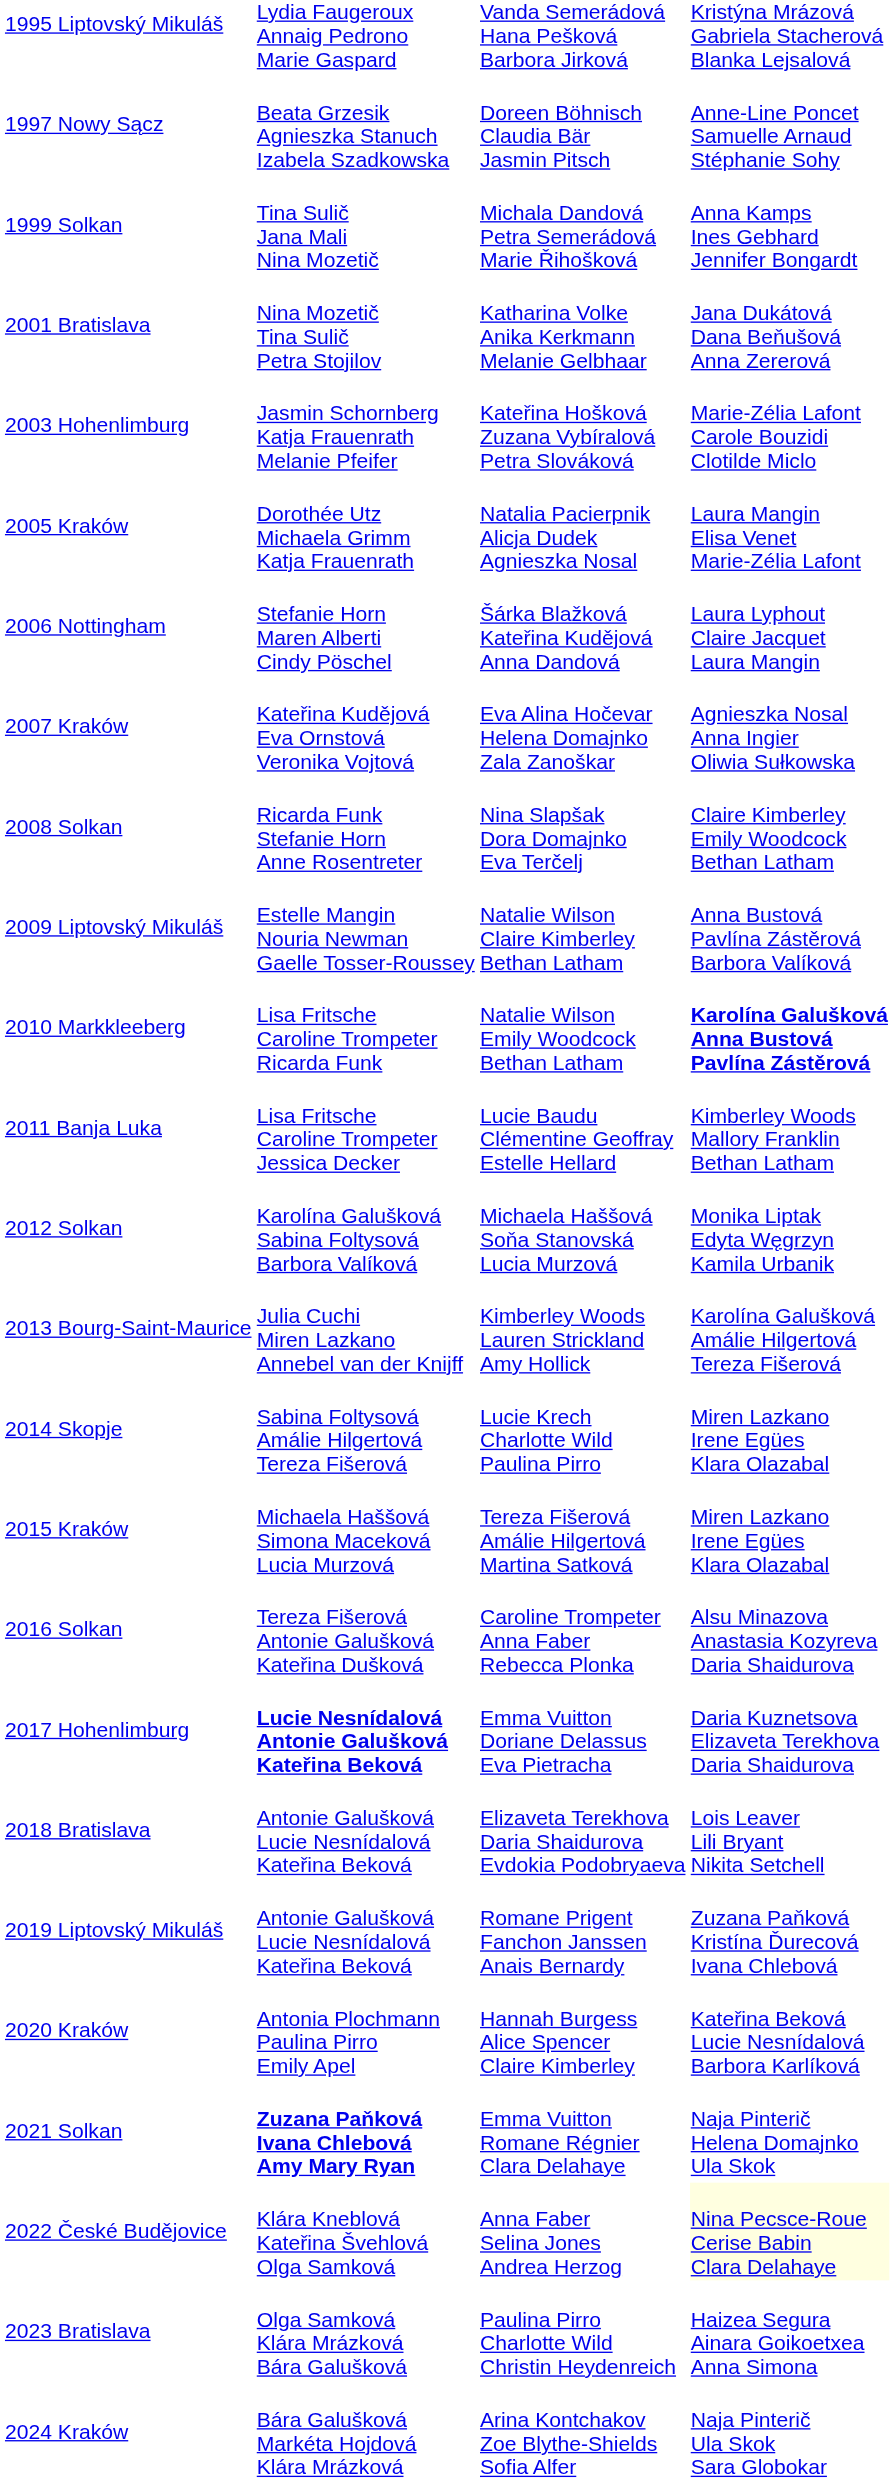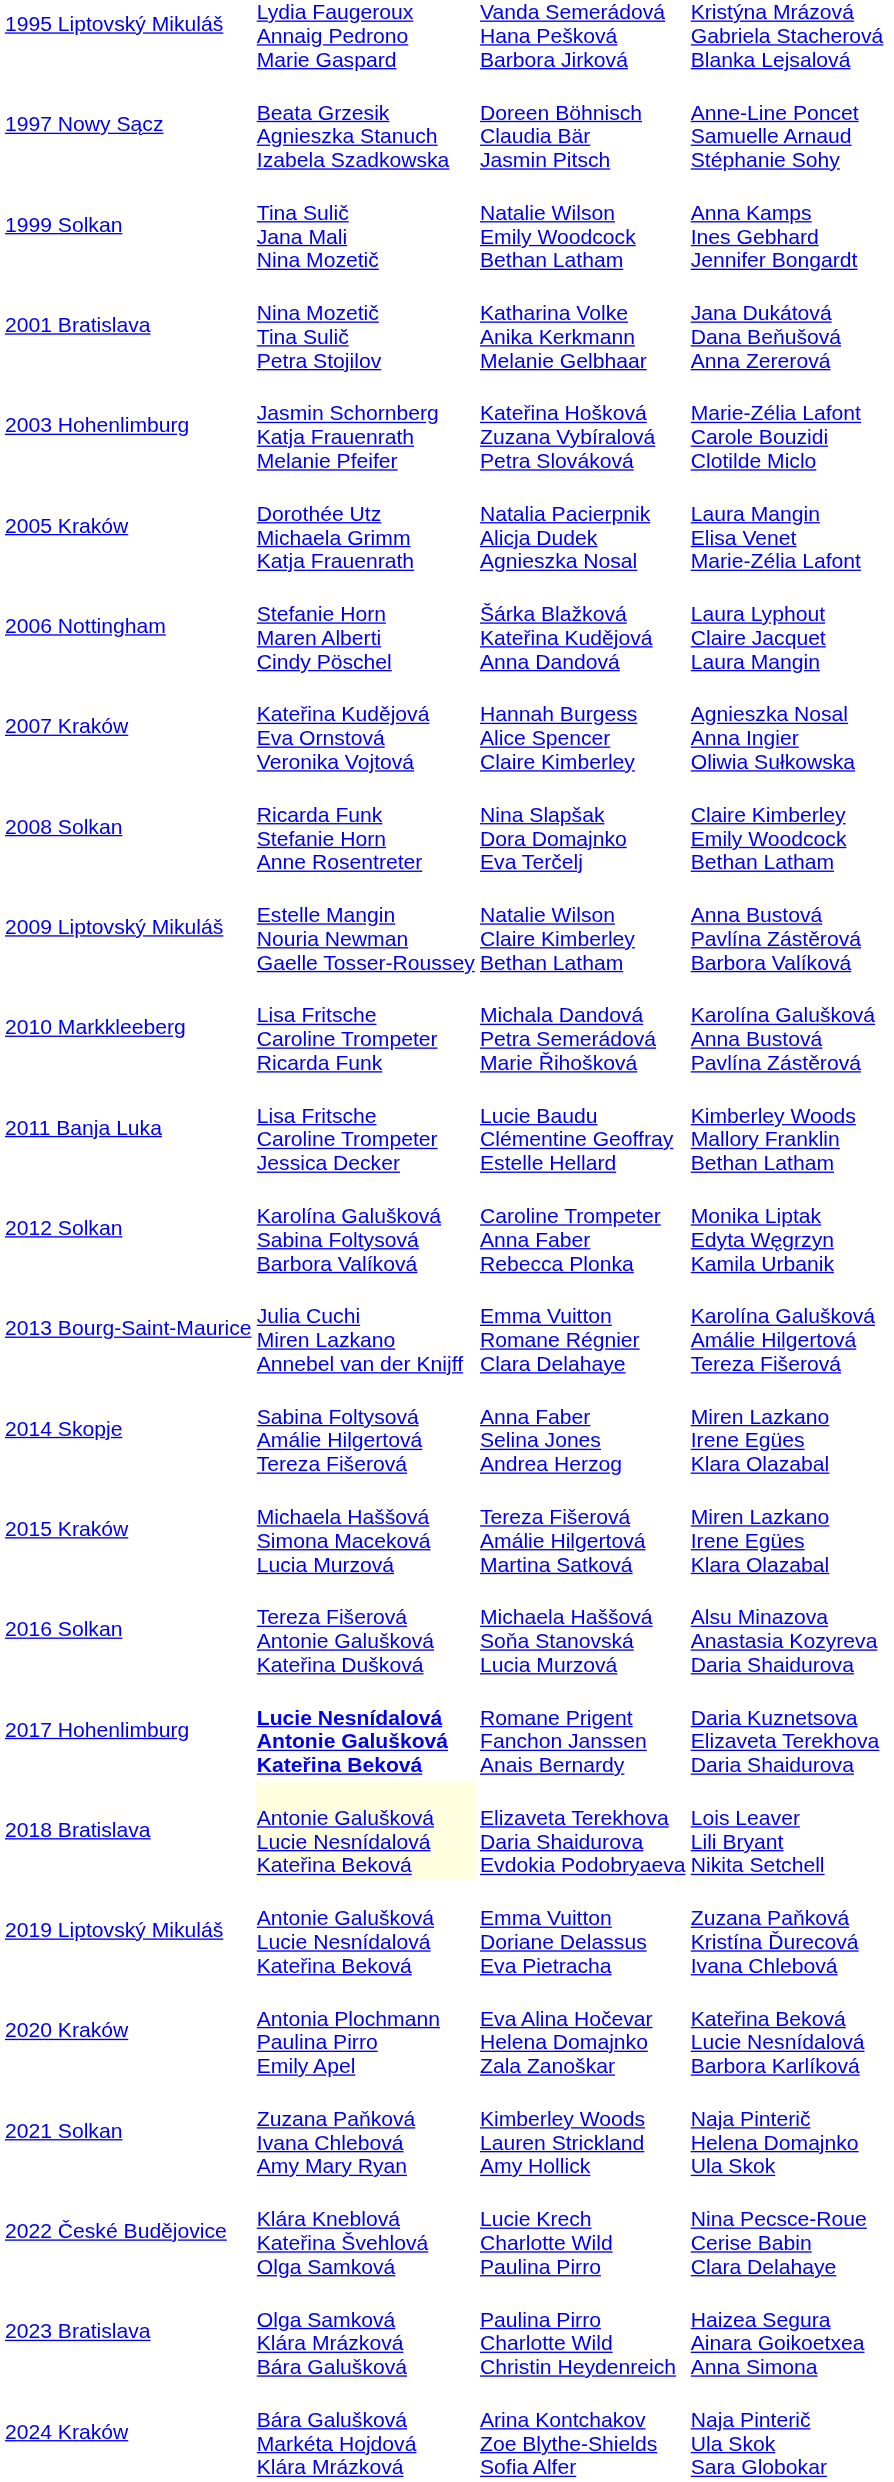(568, 236) Michala Dandová Petra Semerádová Marie Řihošková -> (558, 236) Natalie Wilson Emily Woodcock Bethan Latham
(566, 738) Eva Alina Hočevar Helena Domajnko Zala Zanoškar -> (559, 738) Hannah Burgess Alice Spencer Claire Kimberley
(558, 1039) Natalie Wilson Emily Woodcock Bethan Latham -> (568, 1039) Michala Dandová Petra Semerádová Marie Řihošková
(789, 1039) bold -> (783, 1039) normal
(566, 1240) Michaela Haššová Soňa Stanovská Lucia Murzová -> (570, 1240) Caroline Trompeter Anna Faber Rebecca Plonka
(563, 1340) Kimberley Woods Lauren Strickland Amy Hollick -> (560, 1340) Emma Vuitton Romane Régnier Clara Delahaye
(546, 1440) Lucie Krech Charlotte Wild Paulina Pirro -> (551, 1440) Anna Faber Selina Jones Andrea Herzog
(570, 1641) Caroline Trompeter Anna Faber Rebecca Plonka -> (566, 1641) Michaela Haššová Soňa Stanovská Lucia Murzová
(563, 1741) Emma Vuitton Doriane Delassus Eva Pietracha -> (563, 1741) Romane Prigent Fanchon Janssen Anais Bernardy
(345, 1841) no background -> (345, 1841) lightyellow background
(563, 1942) Romane Prigent Fanchon Janssen Anais Bernardy -> (563, 1942) Emma Vuitton Doriane Delassus Eva Pietracha
(559, 2042) Hannah Burgess Alice Spencer Claire Kimberley -> (566, 2042) Eva Alina Hočevar Helena Domajnko Zala Zanoškar
(340, 2142) bold -> (336, 2142) normal
(560, 2142) Emma Vuitton Romane Régnier Clara Delahaye -> (563, 2142) Kimberley Woods Lauren Strickland Amy Hollick
(551, 2243) Anna Faber Selina Jones Andrea Herzog -> (546, 2243) Lucie Krech Charlotte Wild Paulina Pirro
(779, 2243) lightyellow background -> (779, 2243) no background
